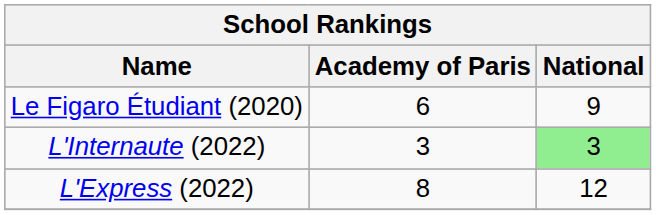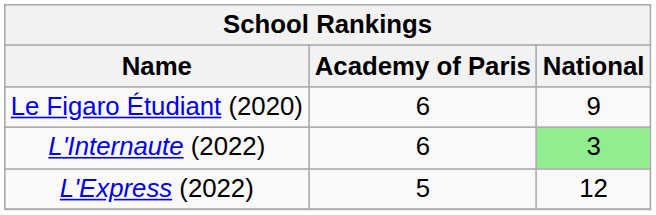(423, 147) 3 -> (423, 147) 6
(423, 188) 8 -> (423, 188) 5
